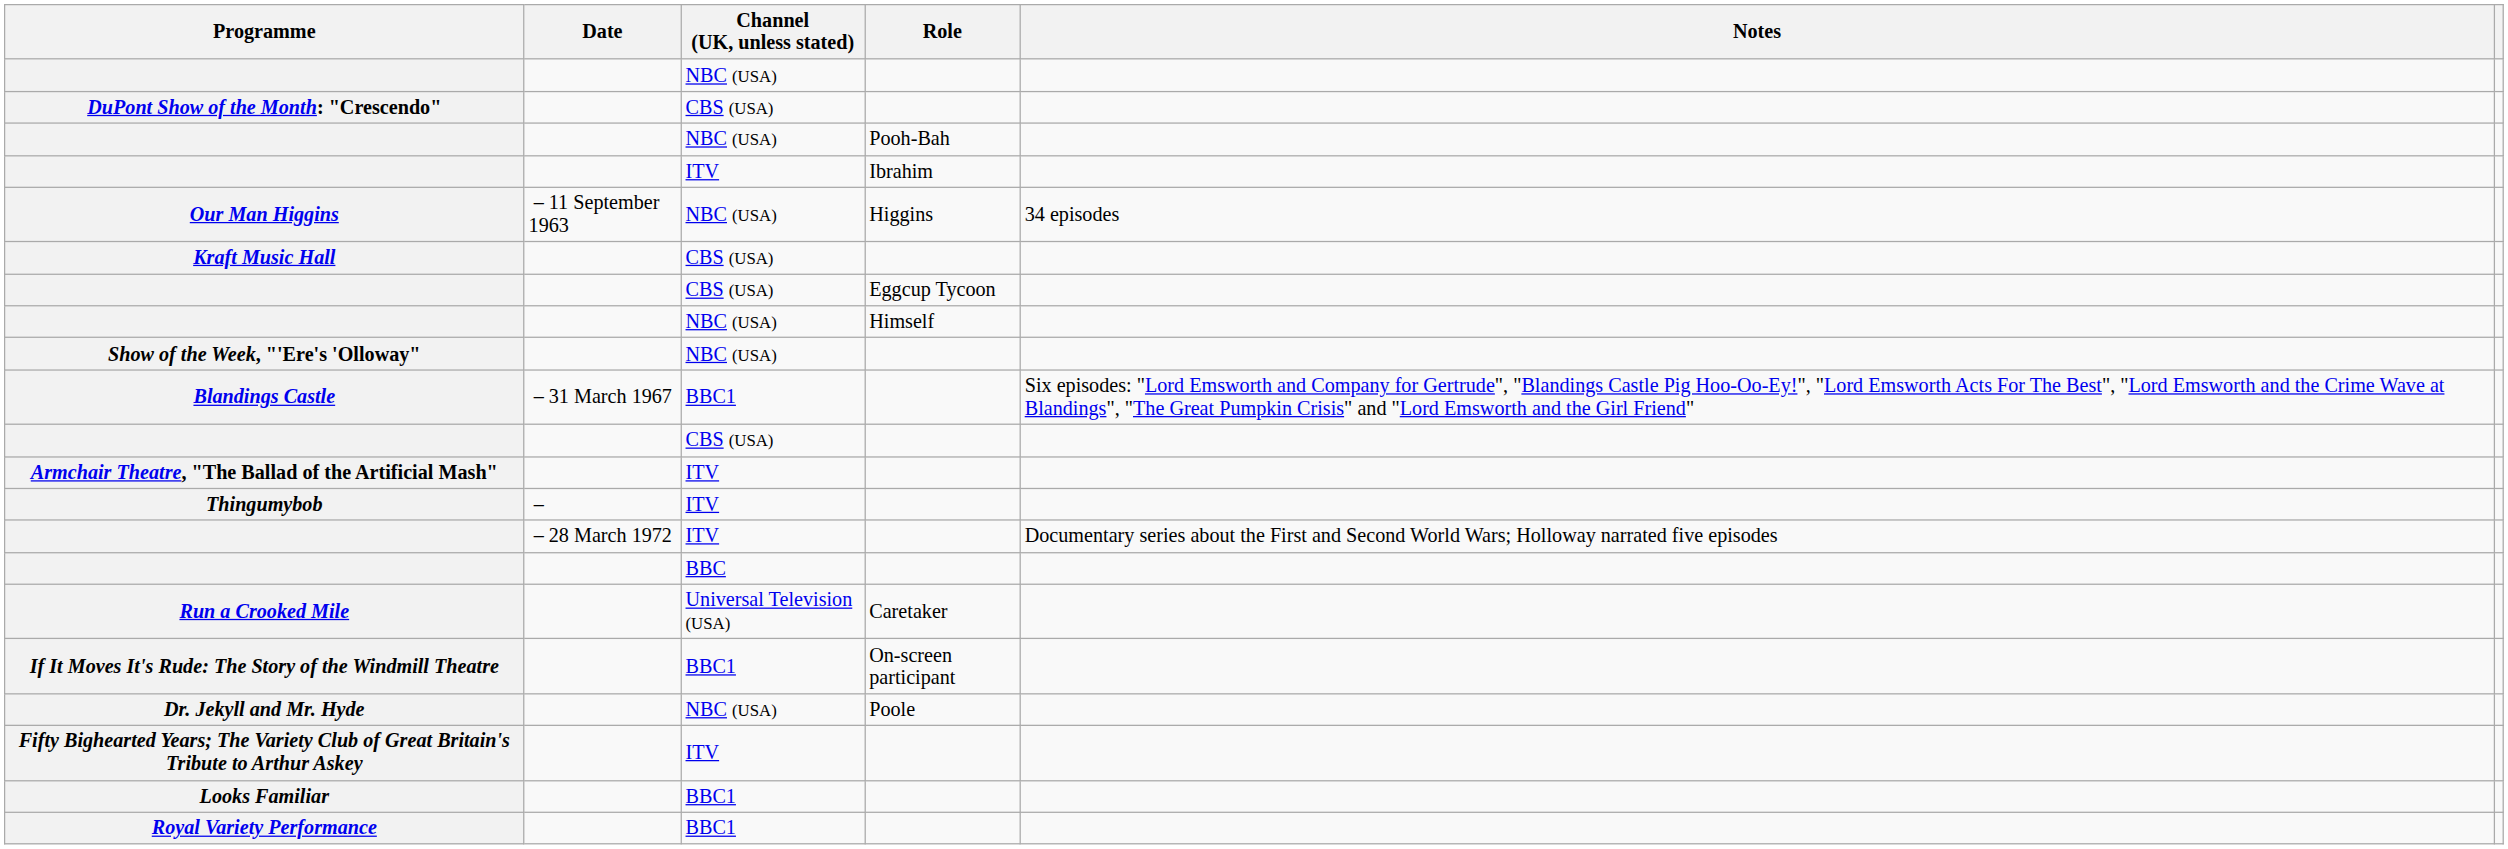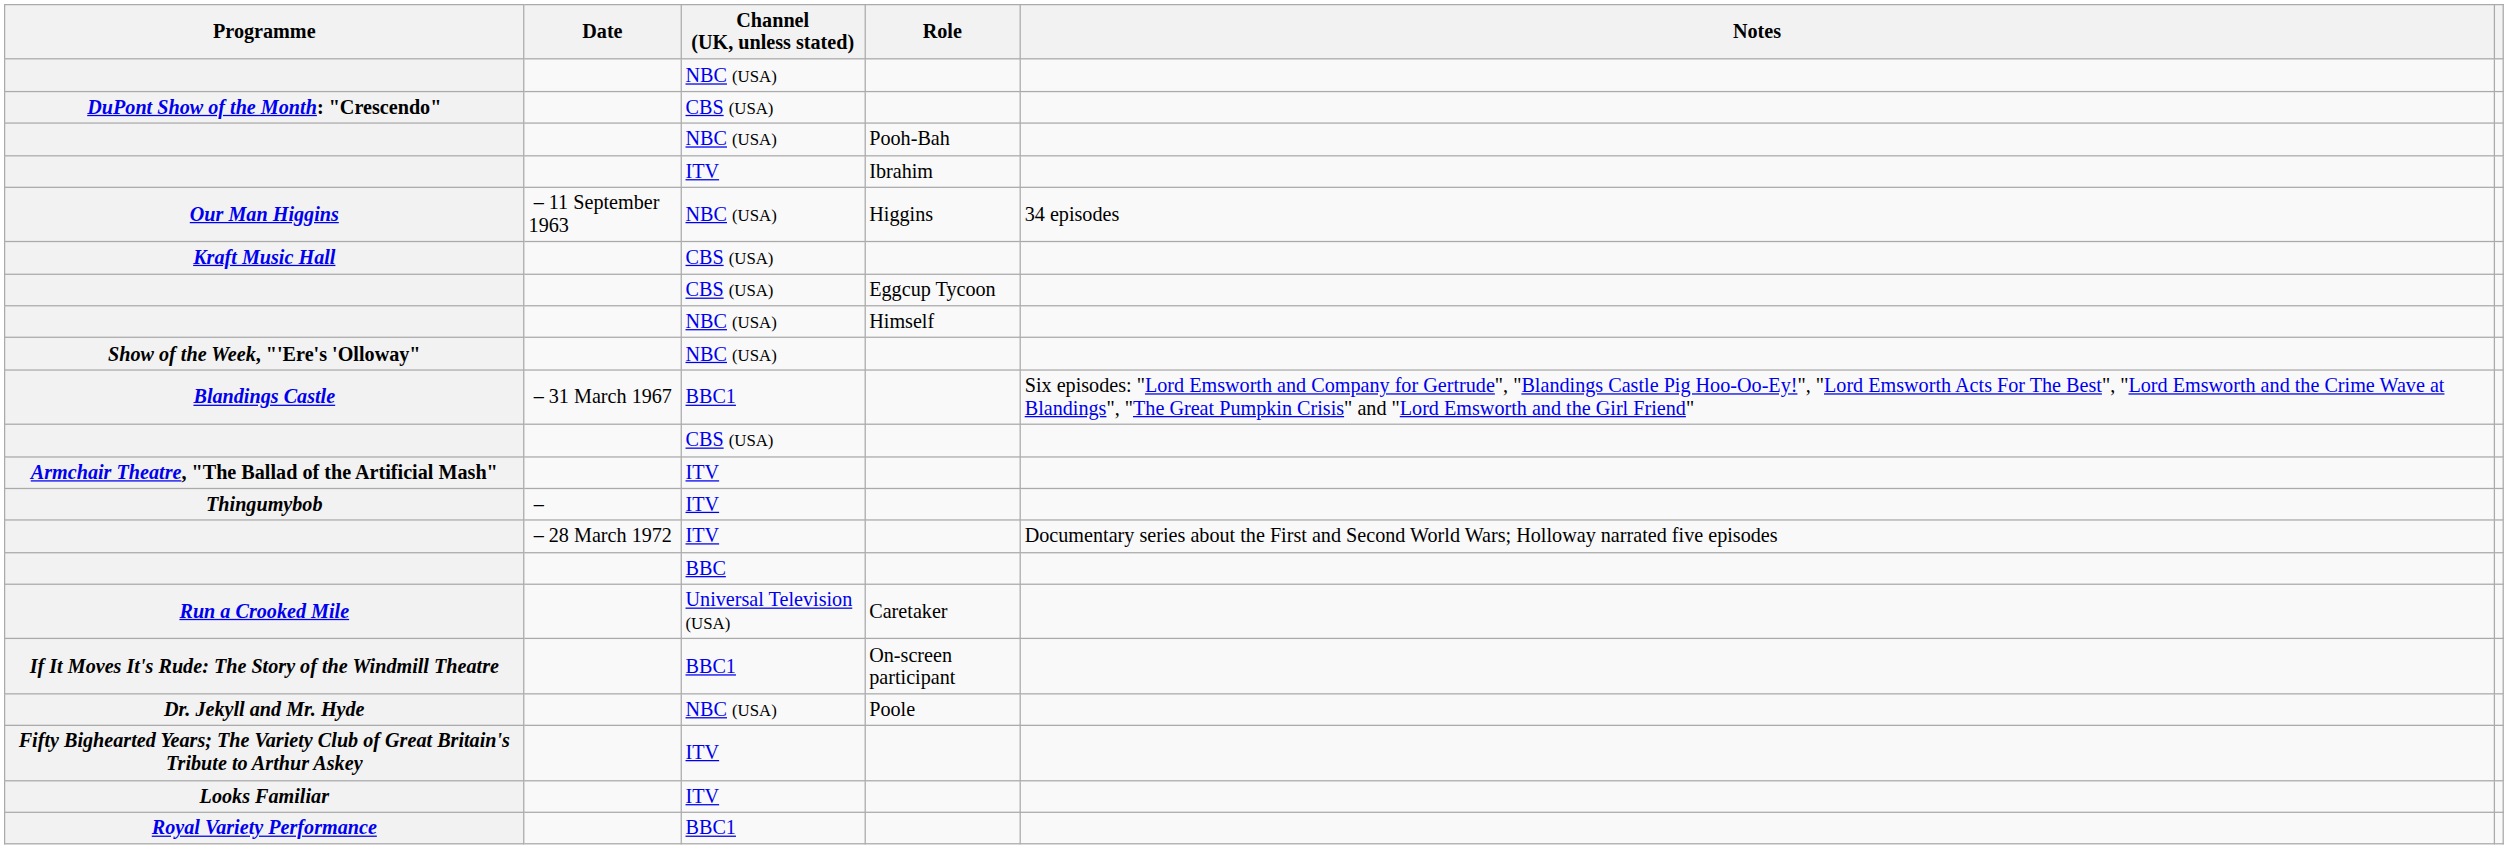(711, 796) BBC1 -> (702, 796) ITV
